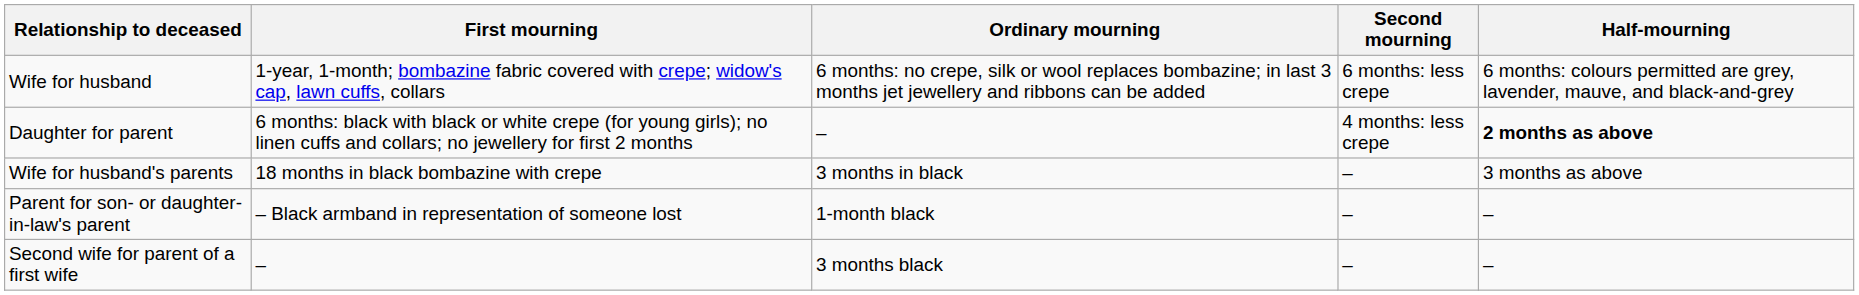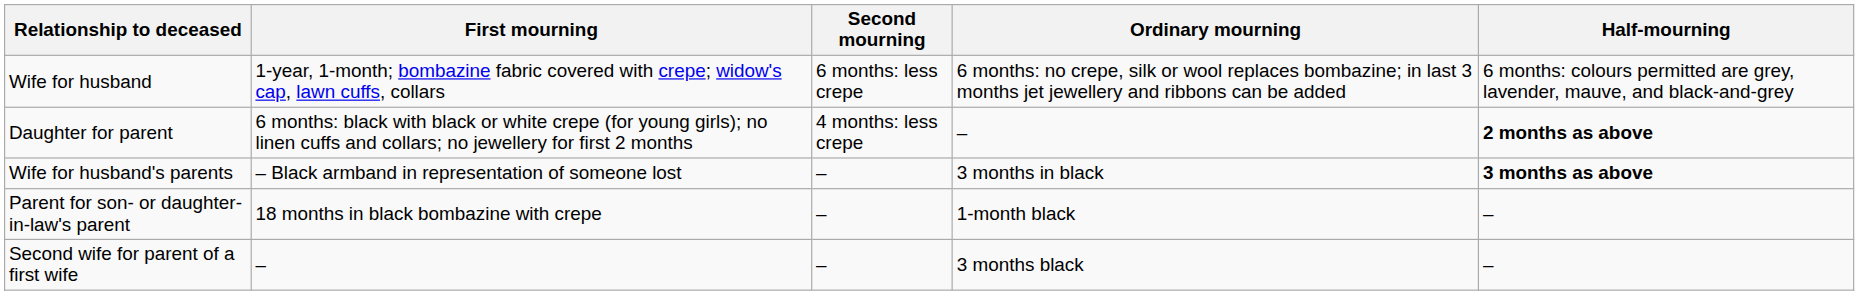columns swapped: (1408, 30) <-> (1075, 30)
(429, 173) 18 months in black bombazine with crepe -> (468, 173) – Black armband in representation of someone lost
(1563, 173) normal -> (1568, 173) bold
(468, 213) – Black armband in representation of someone lost -> (429, 213) 18 months in black bombazine with crepe
